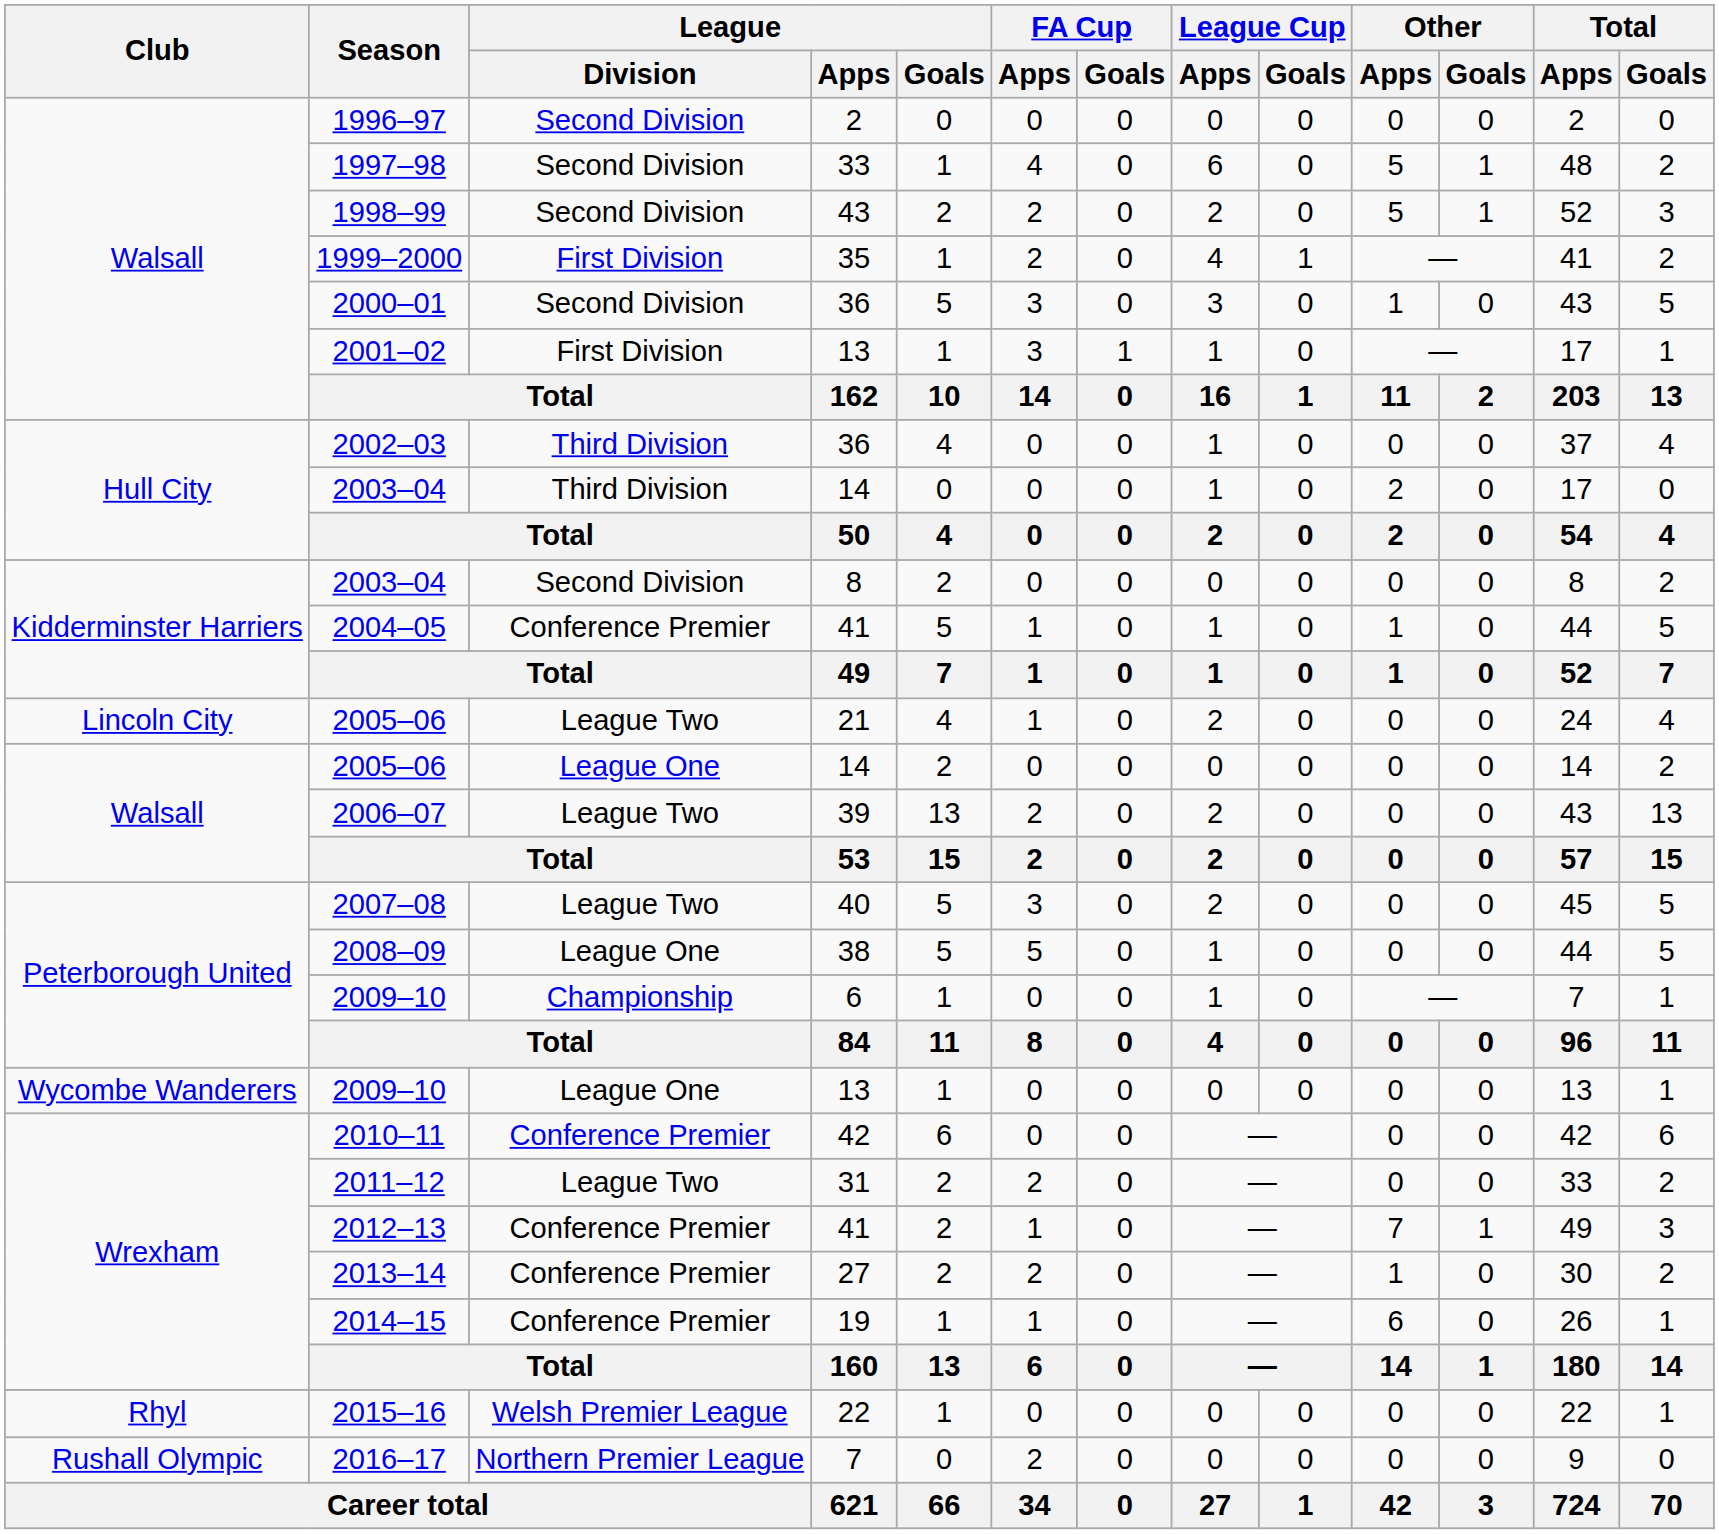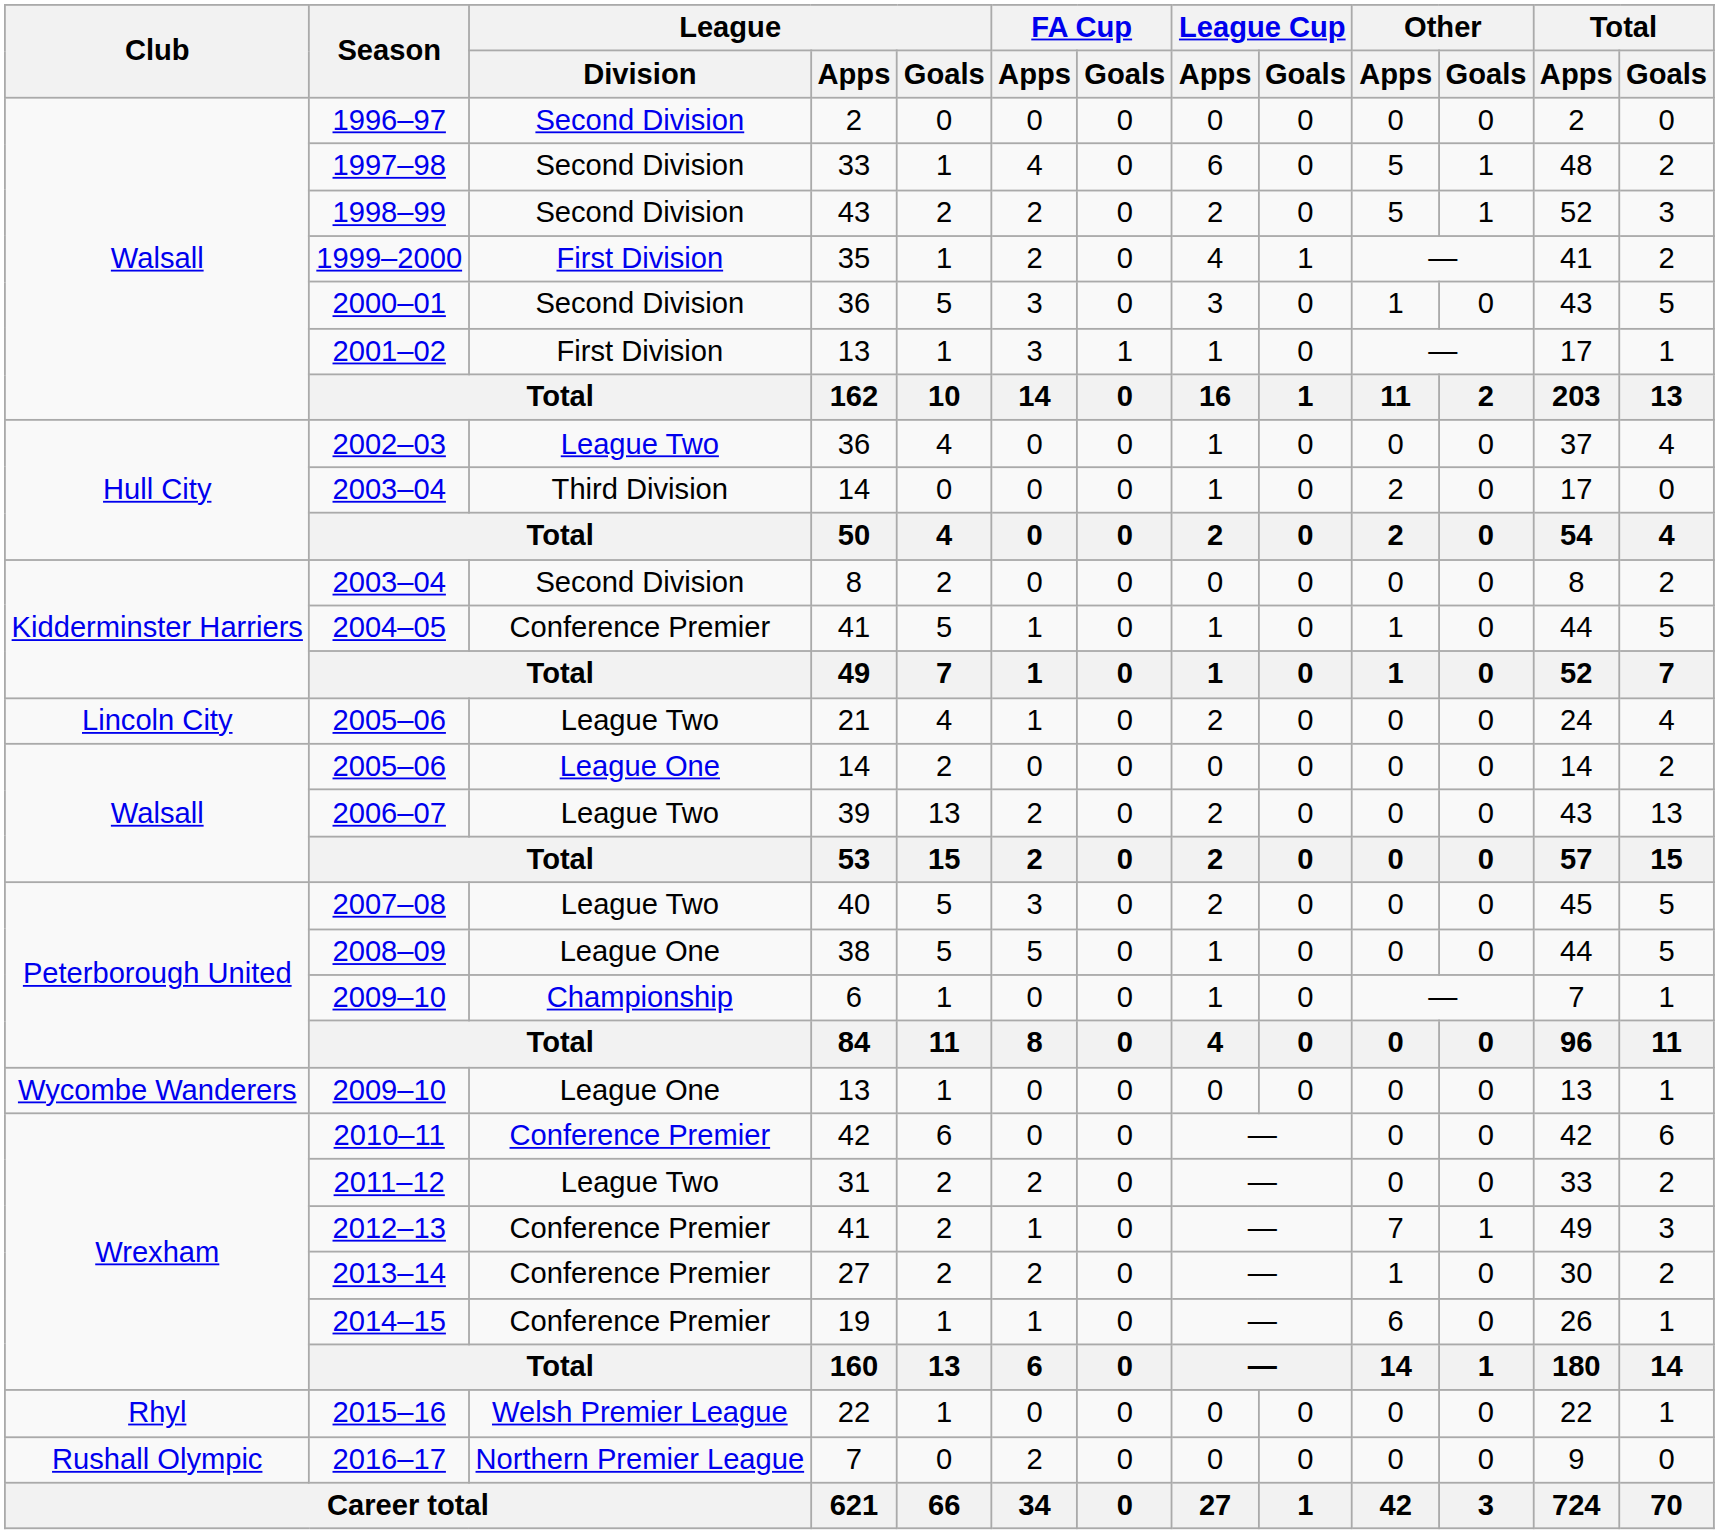(640, 443) Third Division -> (640, 443) League Two
